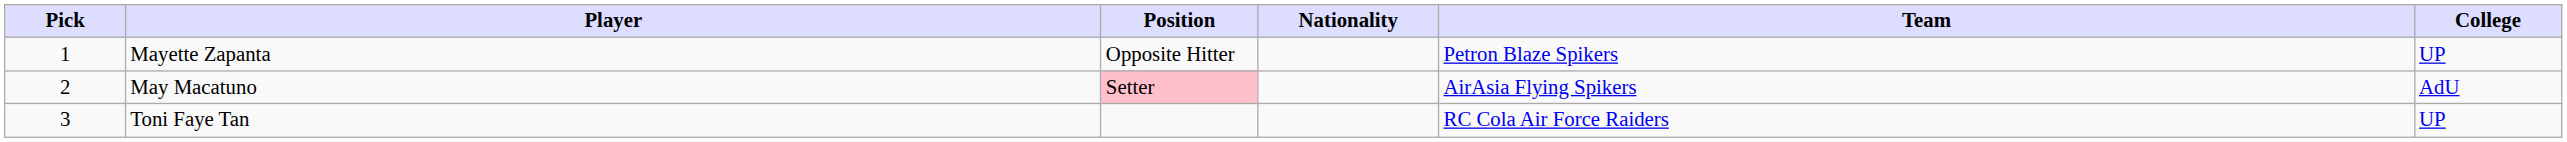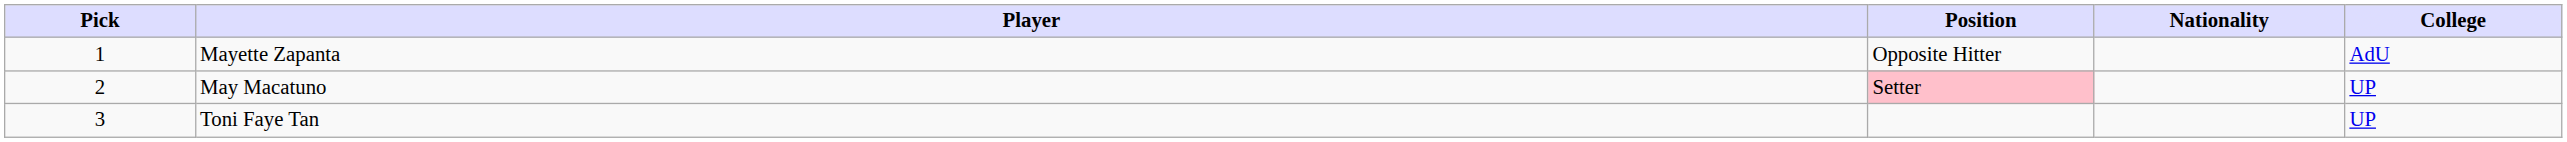- column: (1927, 20)
(2432, 53) UP -> (2370, 53) AdU
(2439, 86) AdU -> (2363, 86) UP
